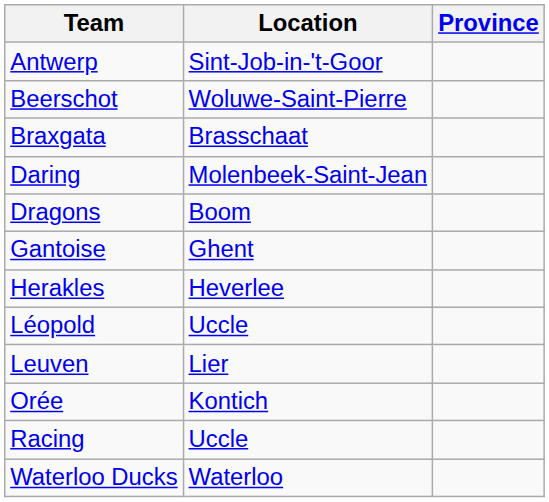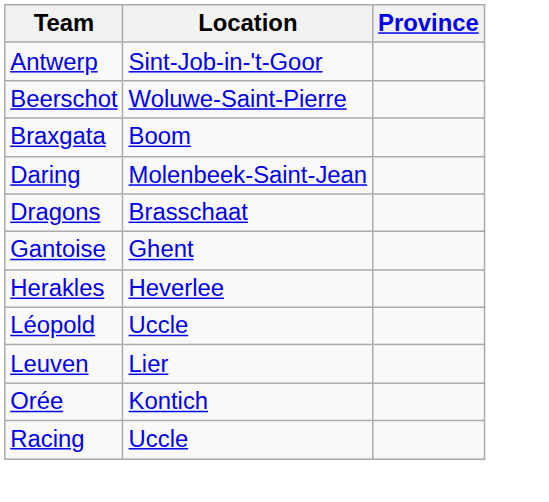(248, 136) Brasschaat -> (160, 136) Boom
(220, 212) Boom -> (188, 212) Brasschaat
- row: (94, 477)
